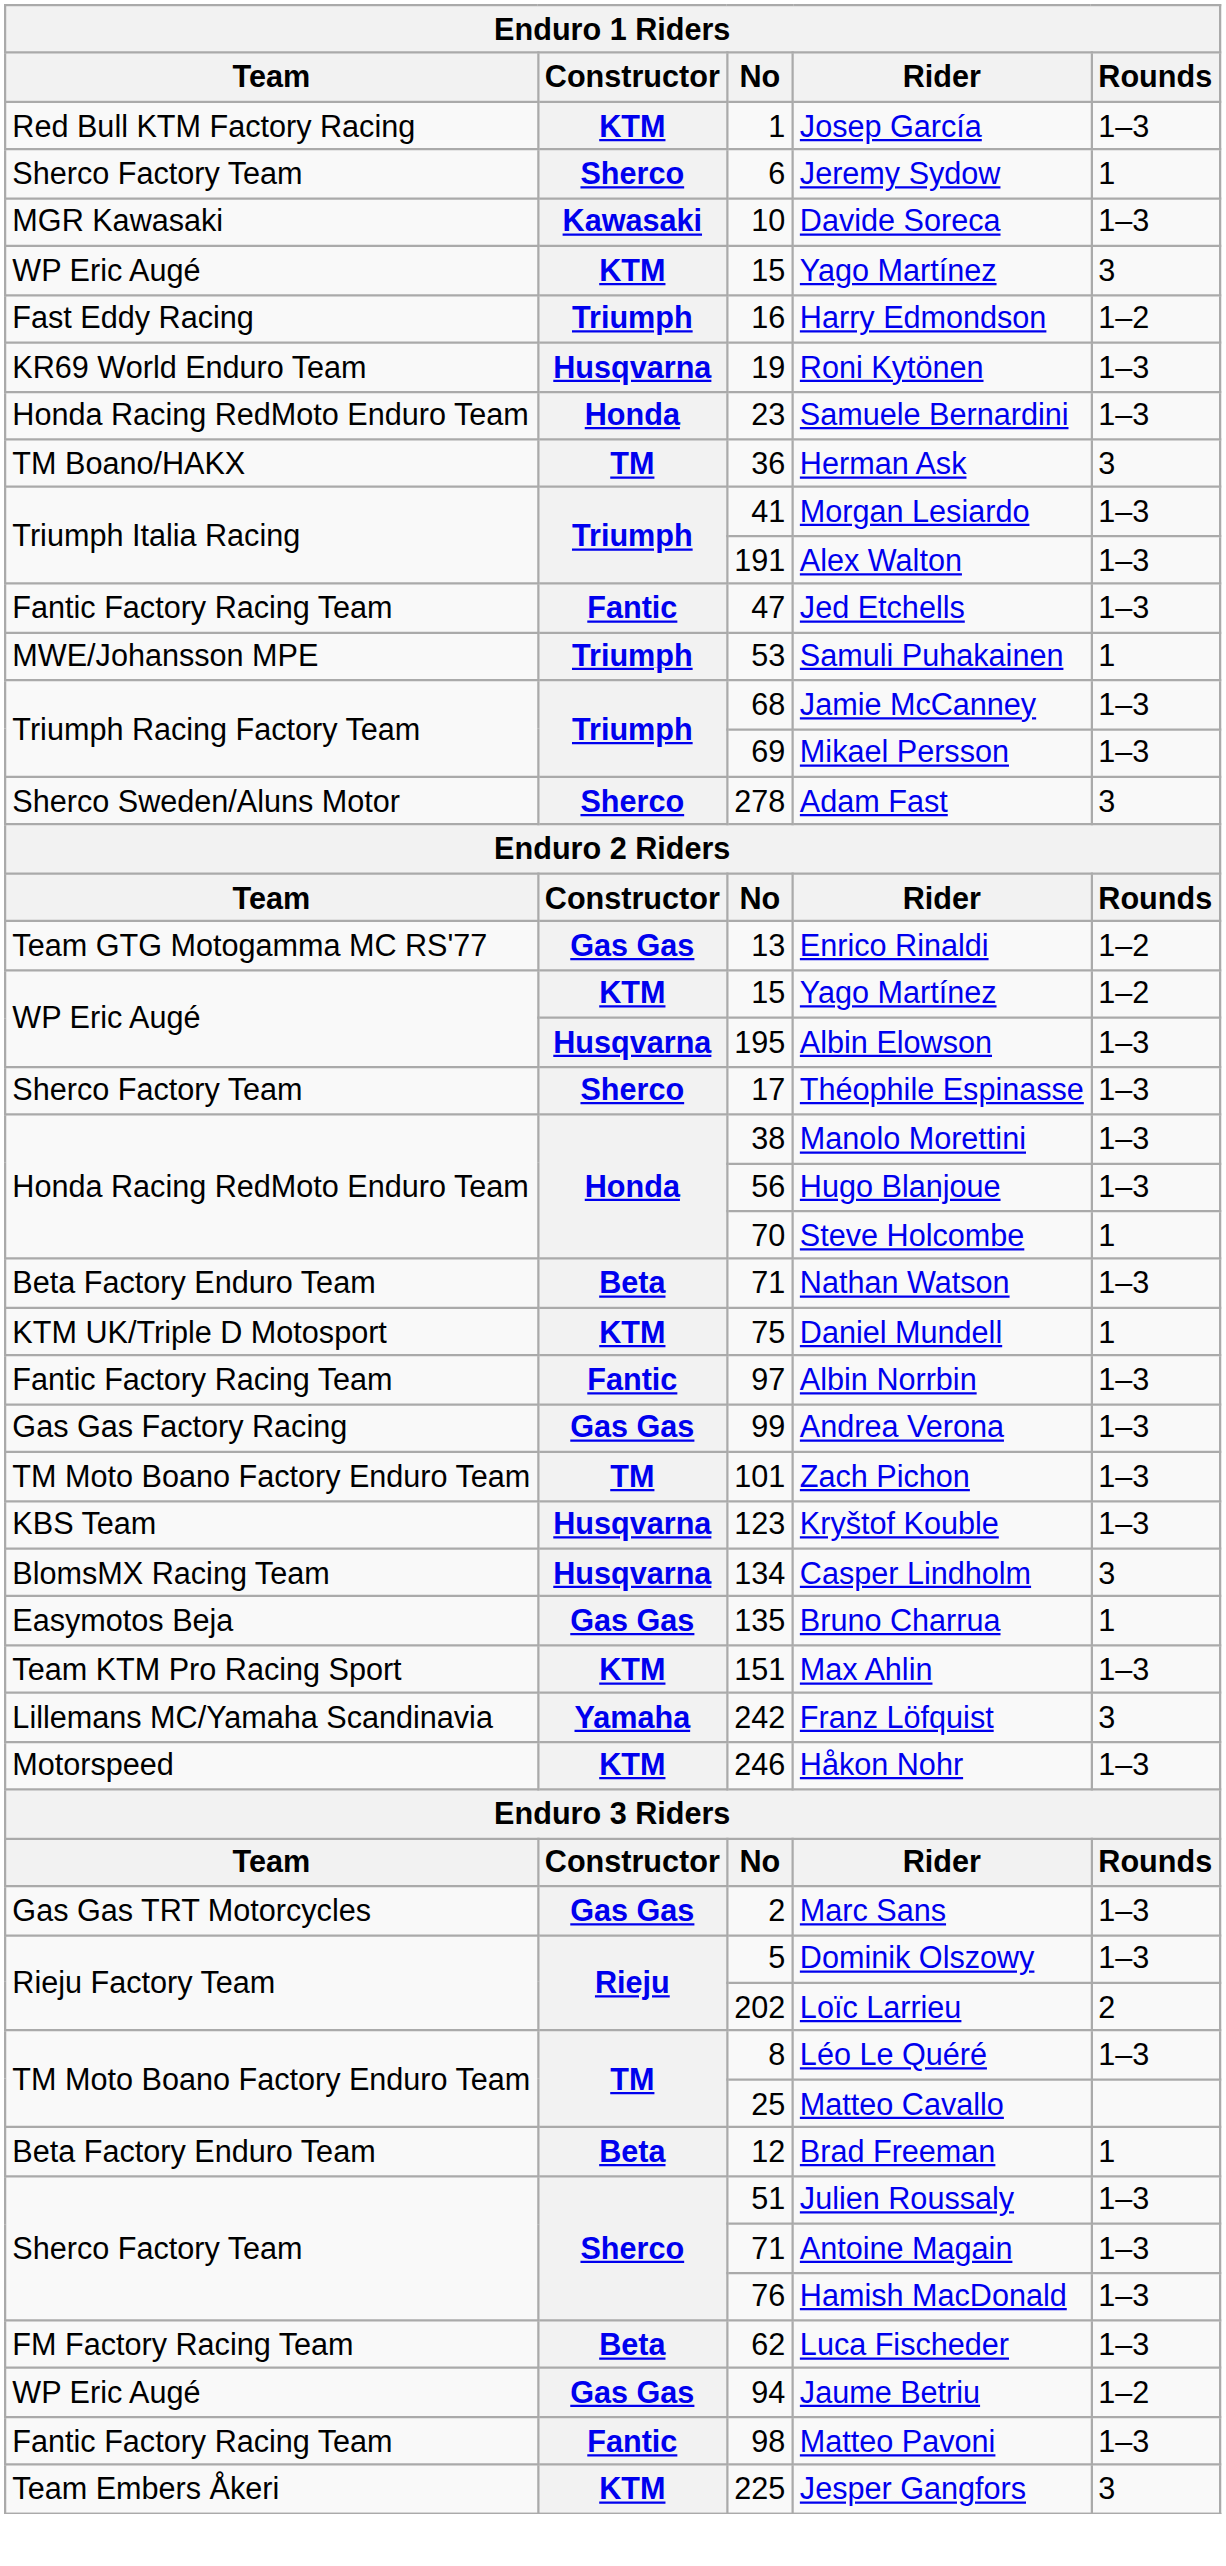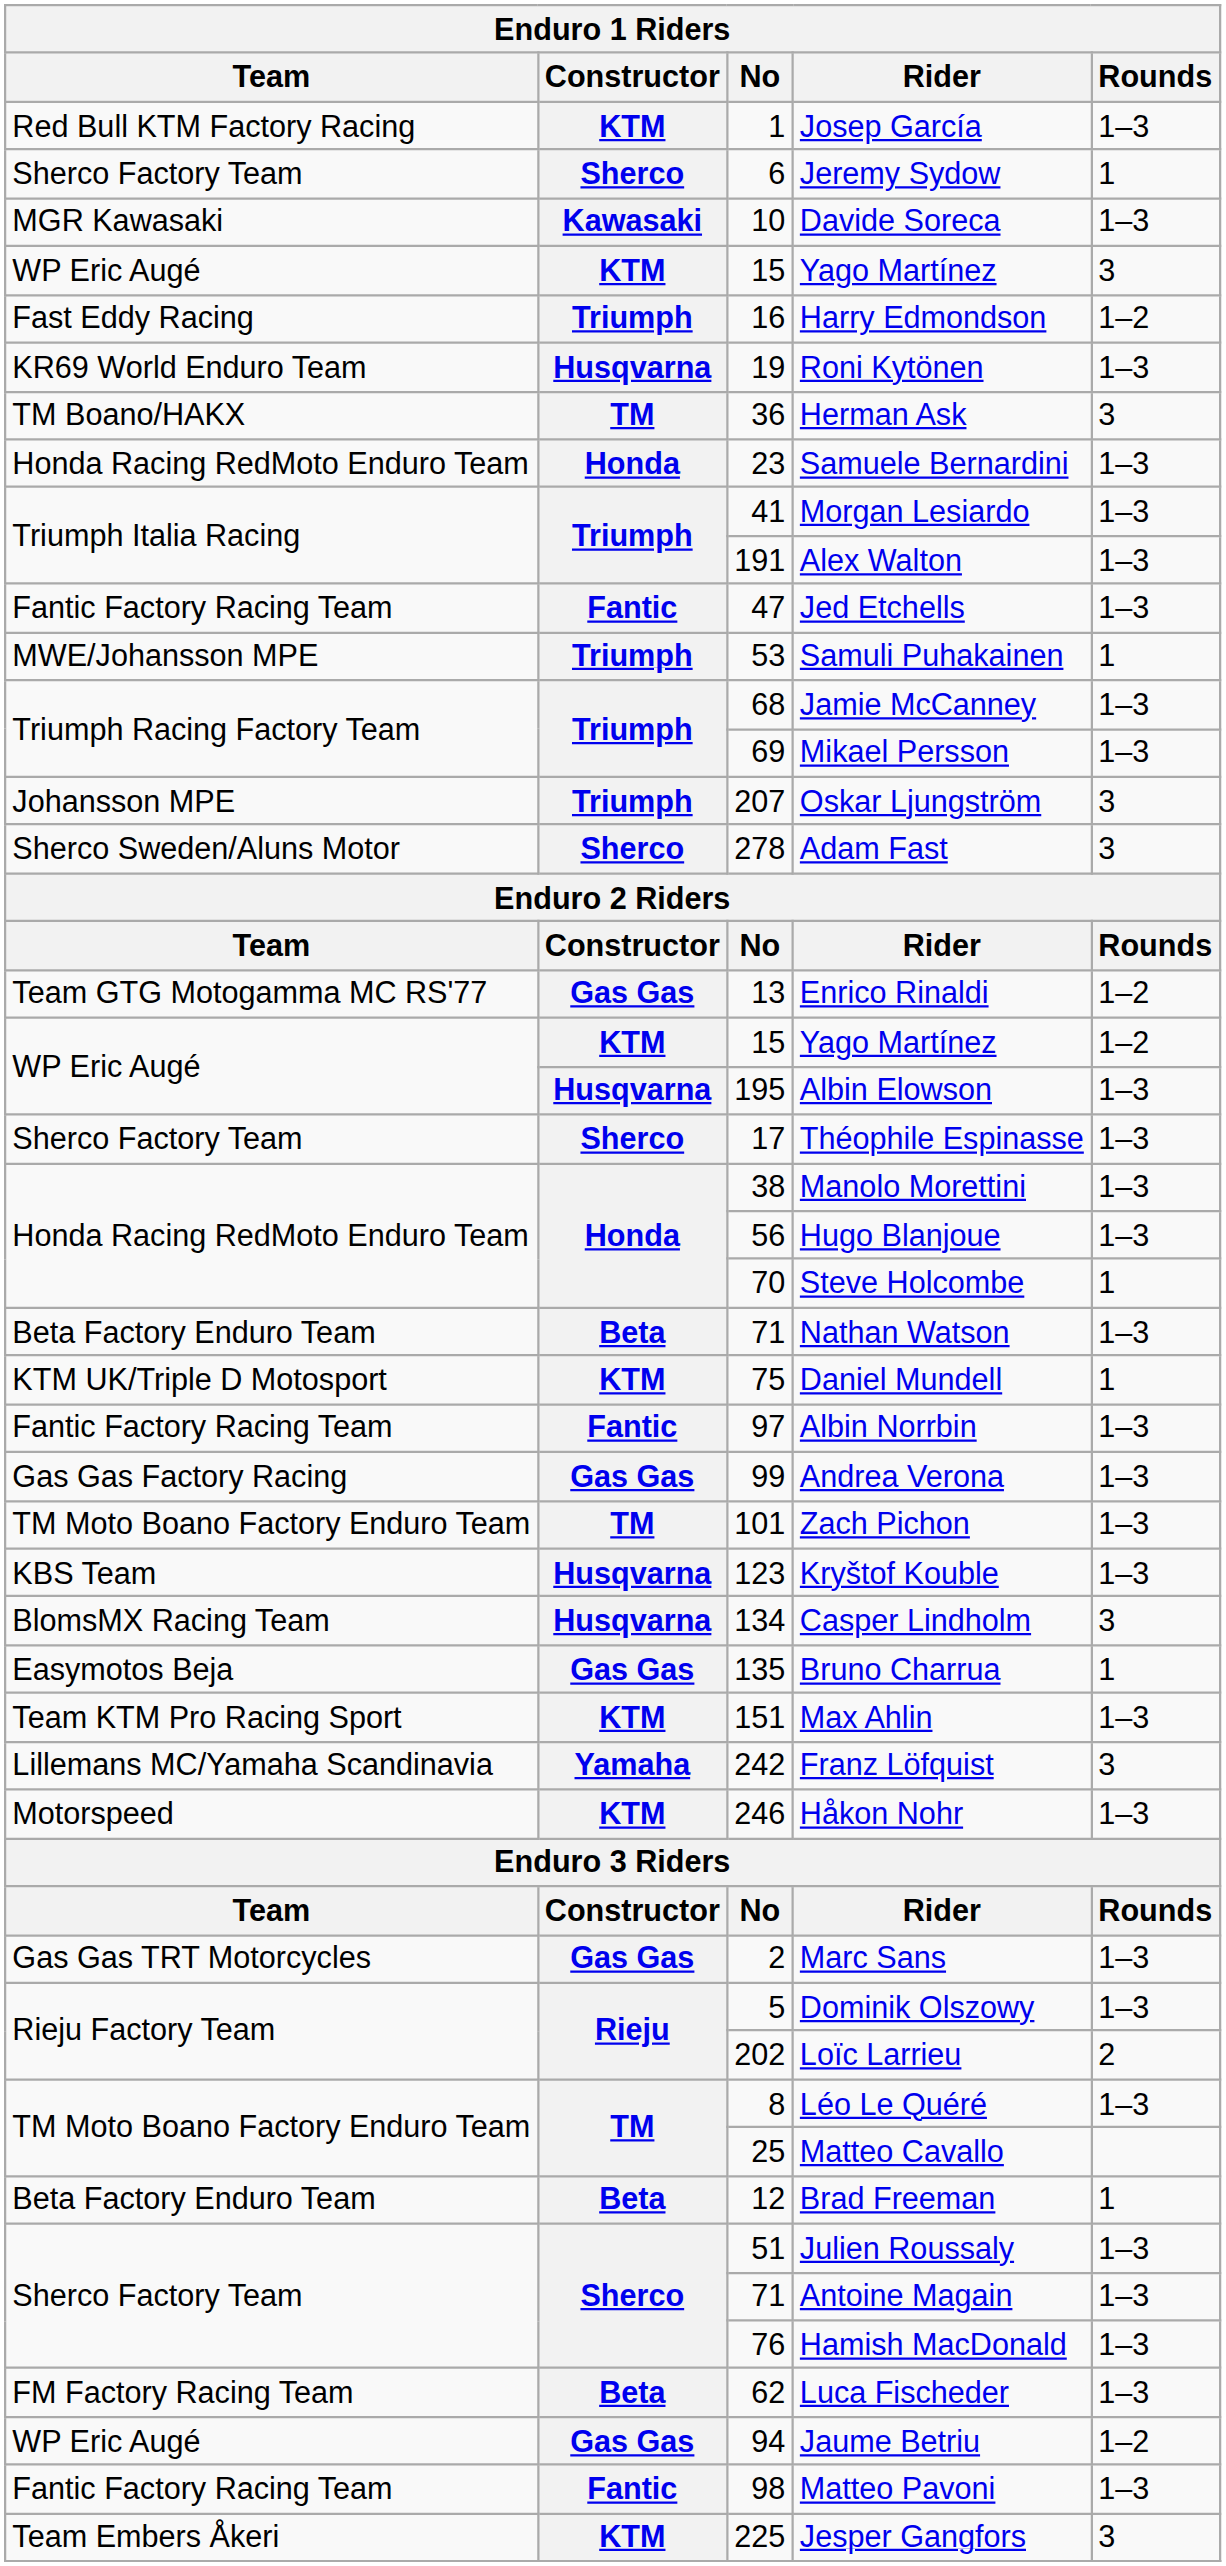rows swapped: (768, 415) <-> (768, 463)
+ row: (760, 801)
